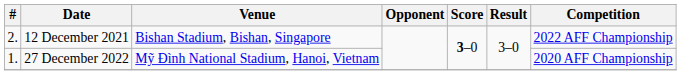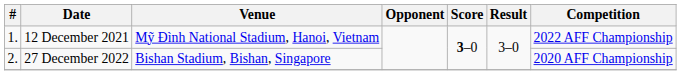(13, 37) 2. -> (13, 37) 1.
(233, 37) Bishan Stadium, Bishan, Singapore -> (257, 37) Mỹ Đình National Stadium, Hanoi, Vietnam
(13, 59) 1. -> (13, 59) 2.
(257, 59) Mỹ Đình National Stadium, Hanoi, Vietnam -> (233, 59) Bishan Stadium, Bishan, Singapore
